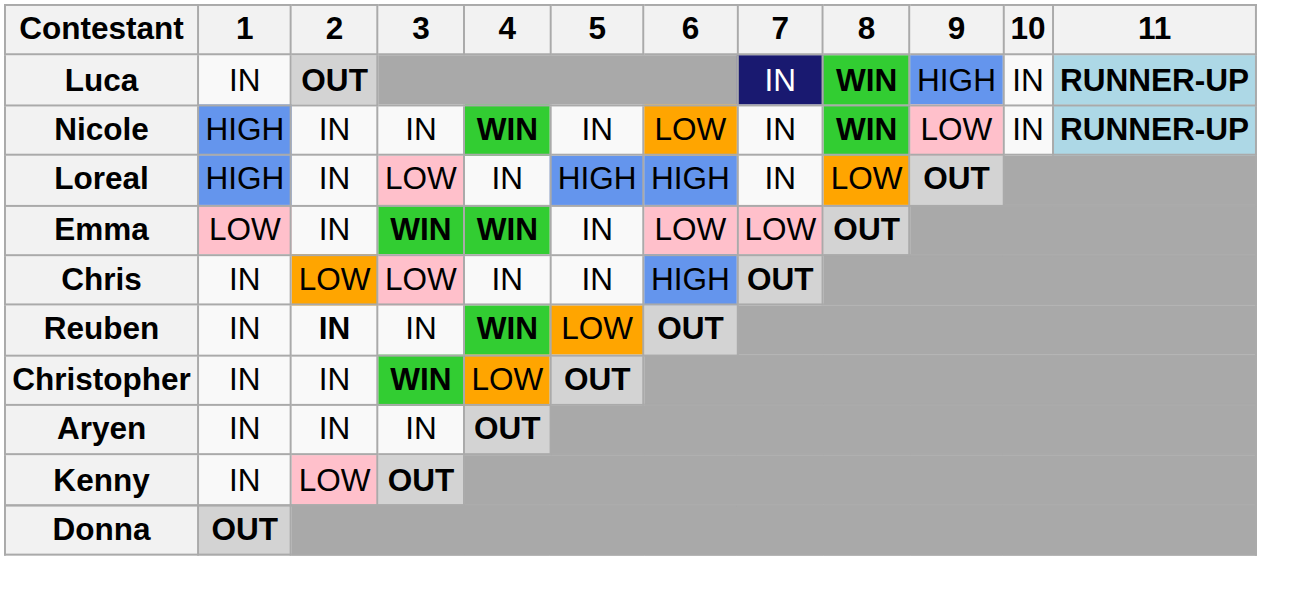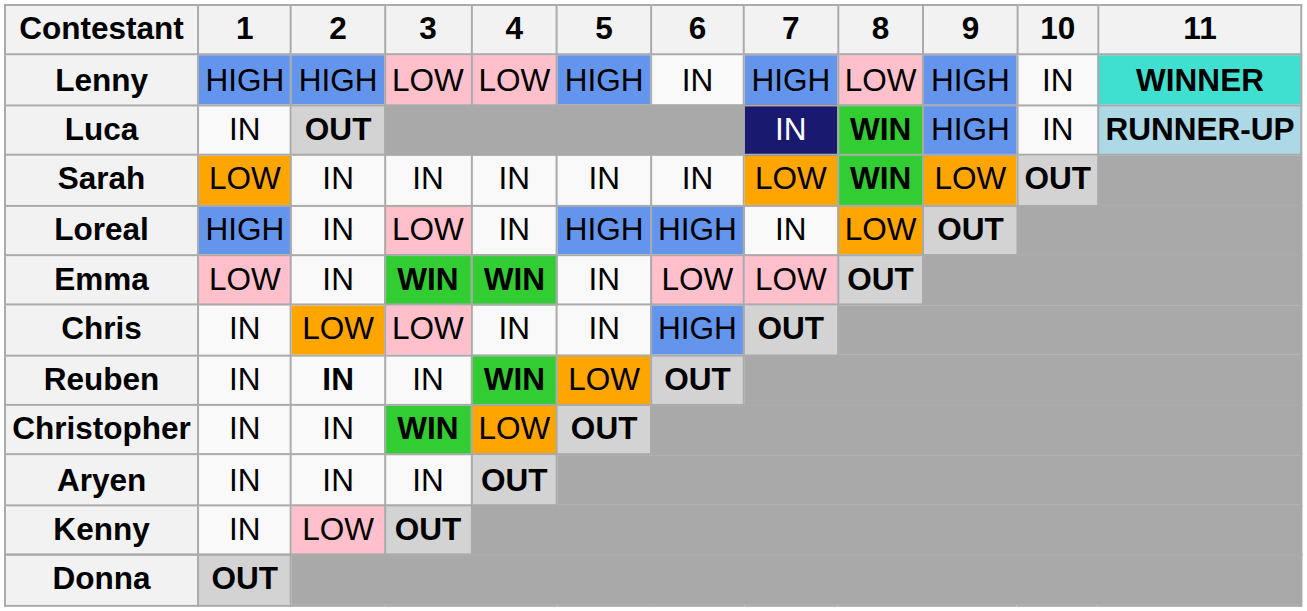+ row: (102, 79)
- row: (102, 129)
+ row: (102, 179)
